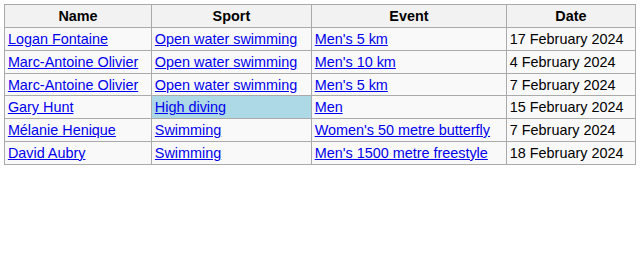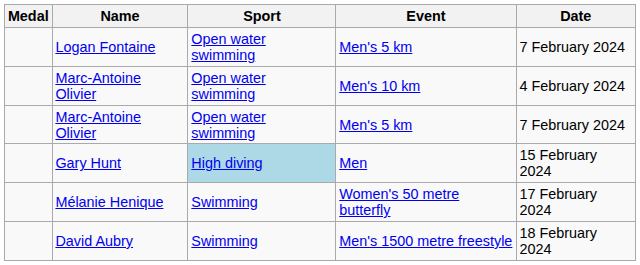+ column: (28, 16)
(567, 39) 17 February 2024 -> (572, 47) 7 February 2024
(563, 130) 7 February 2024 -> (558, 202) 17 February 2024
